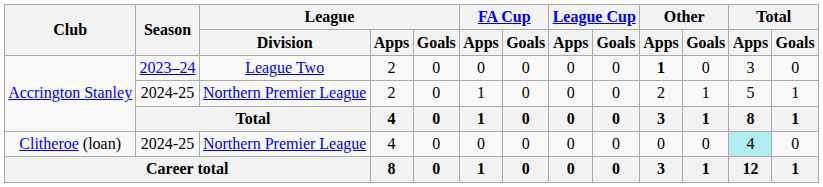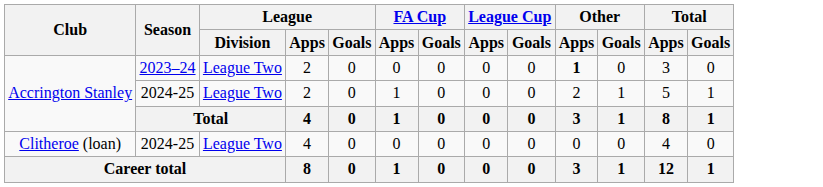(285, 93) Northern Premier League -> (242, 93) League Two
(285, 144) Northern Premier League -> (242, 144) League Two
(750, 144) paleturquoise background -> (666, 144) no background
